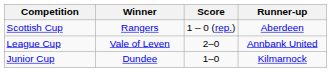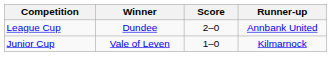- row: (35, 28)
(140, 43) Vale of Leven -> (140, 28) Dundee
(140, 59) Dundee -> (140, 43) Vale of Leven
